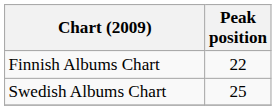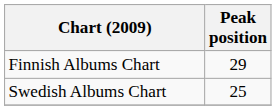(238, 64) 22 -> (238, 64) 29
